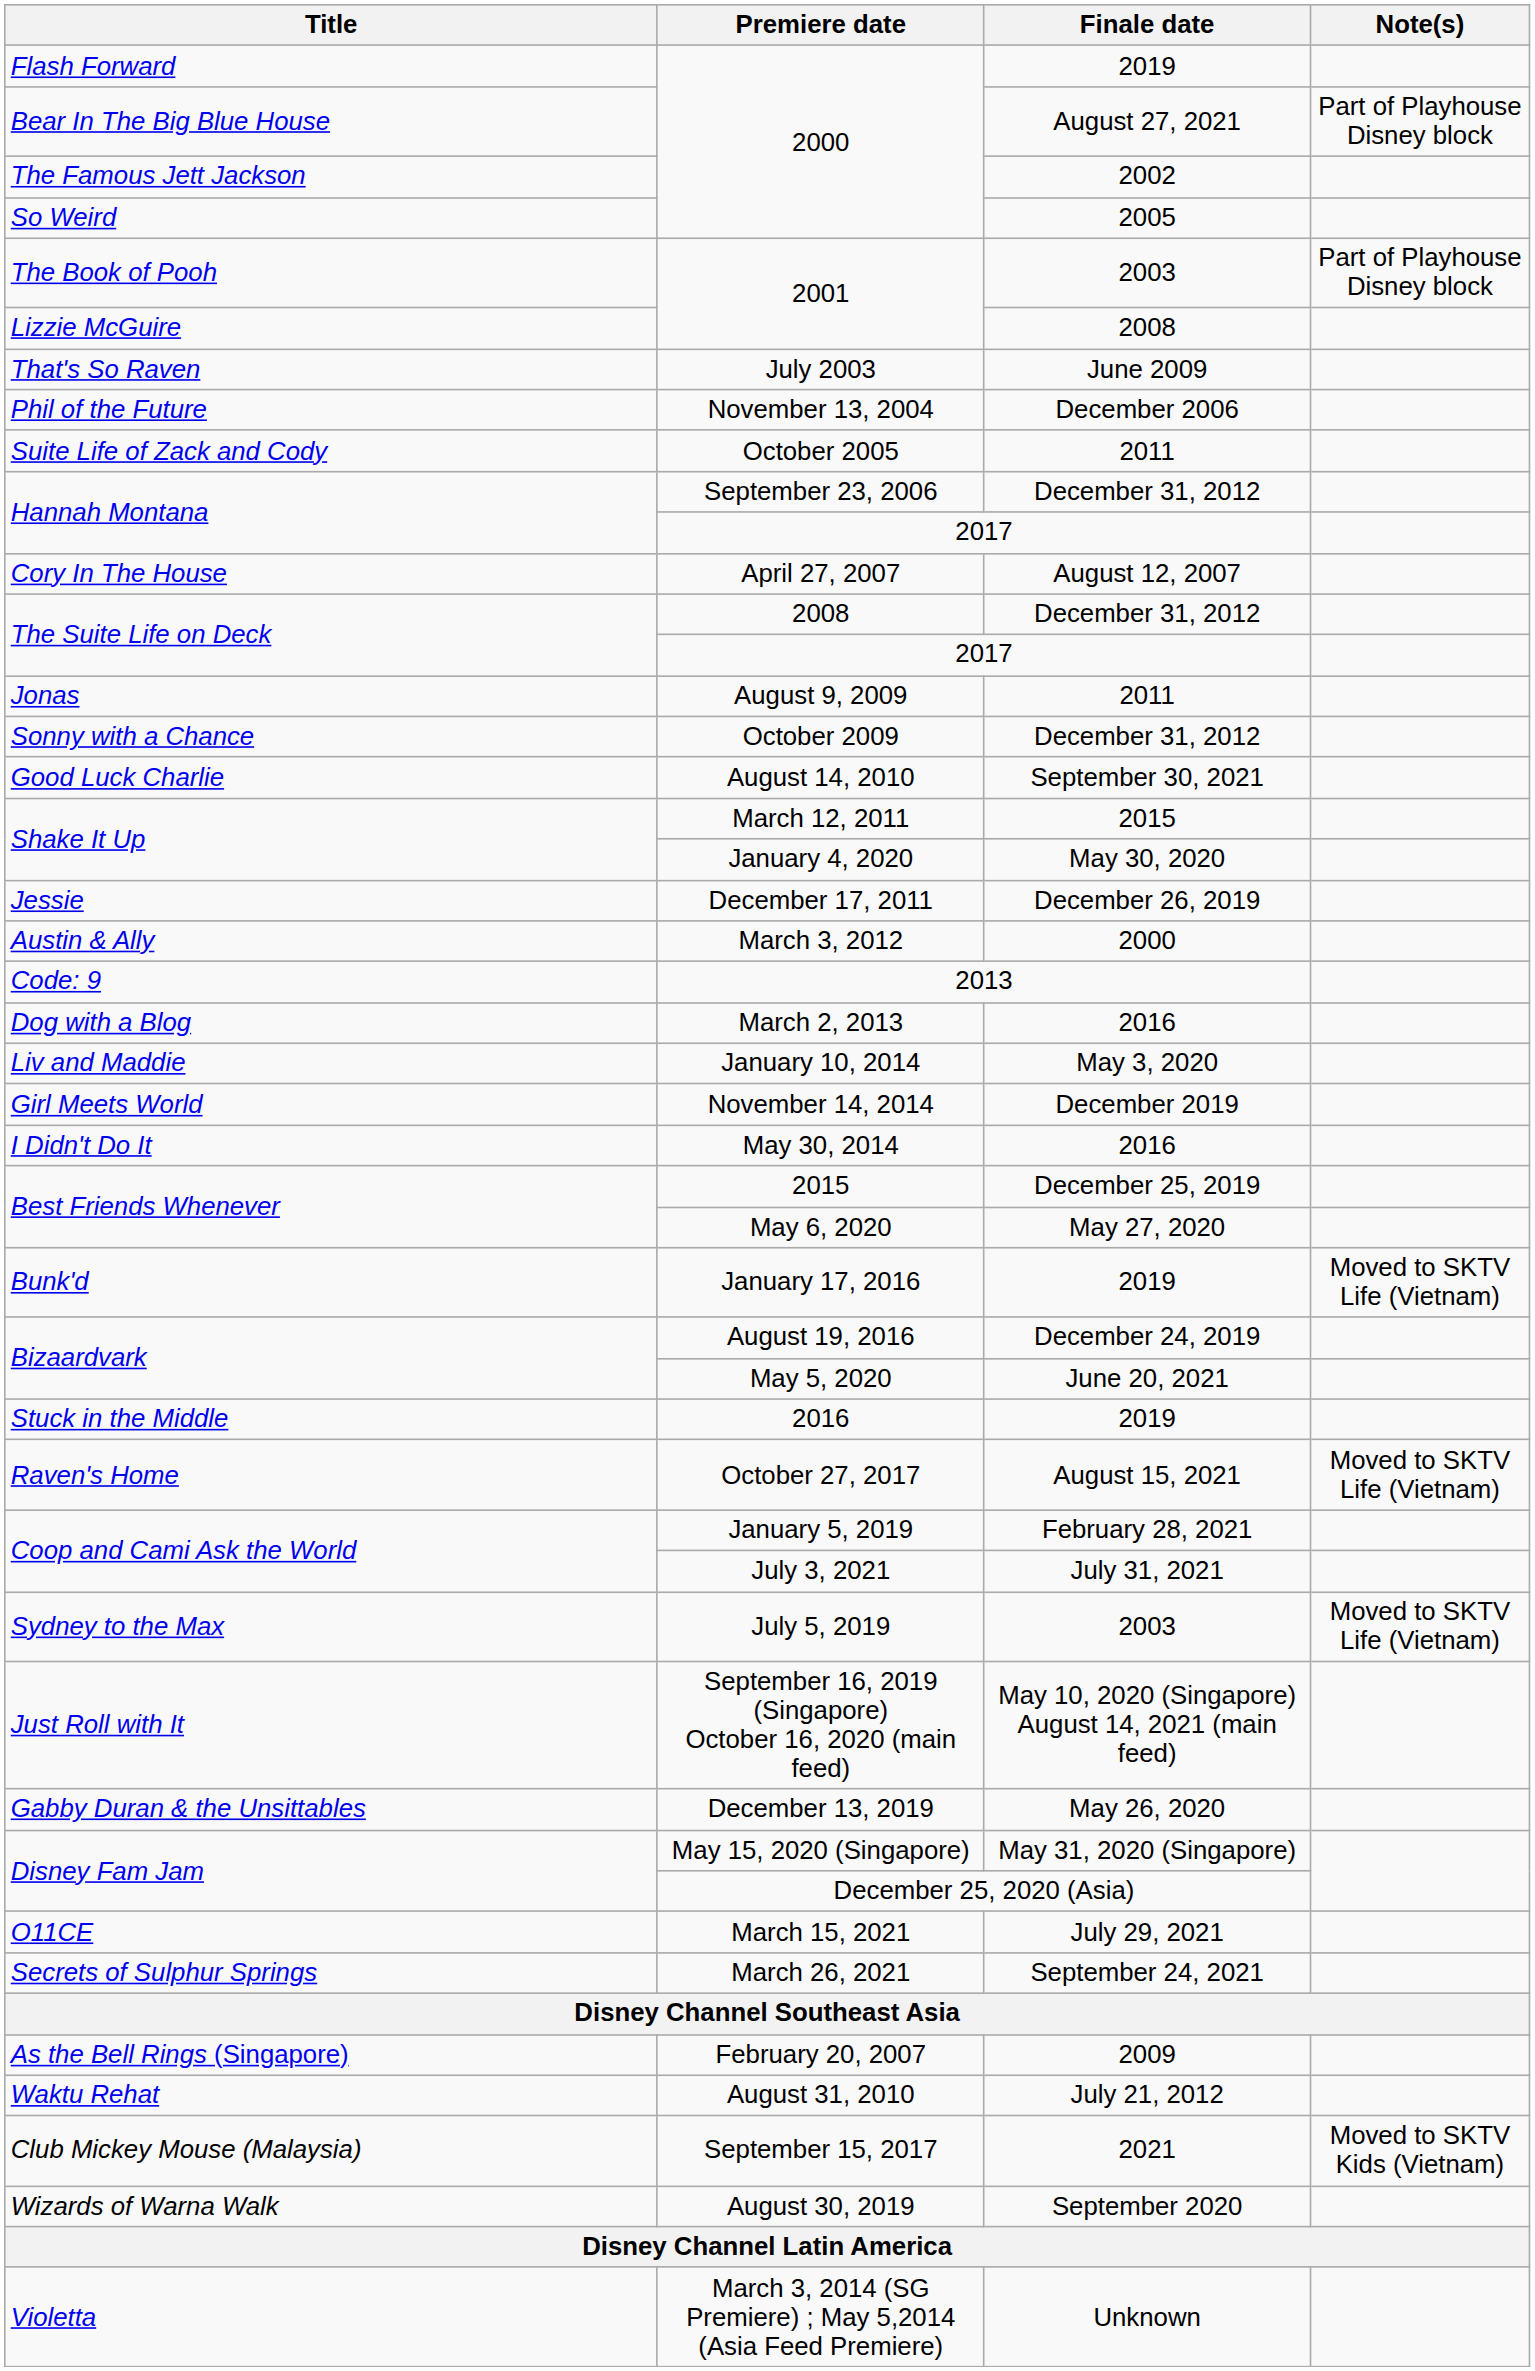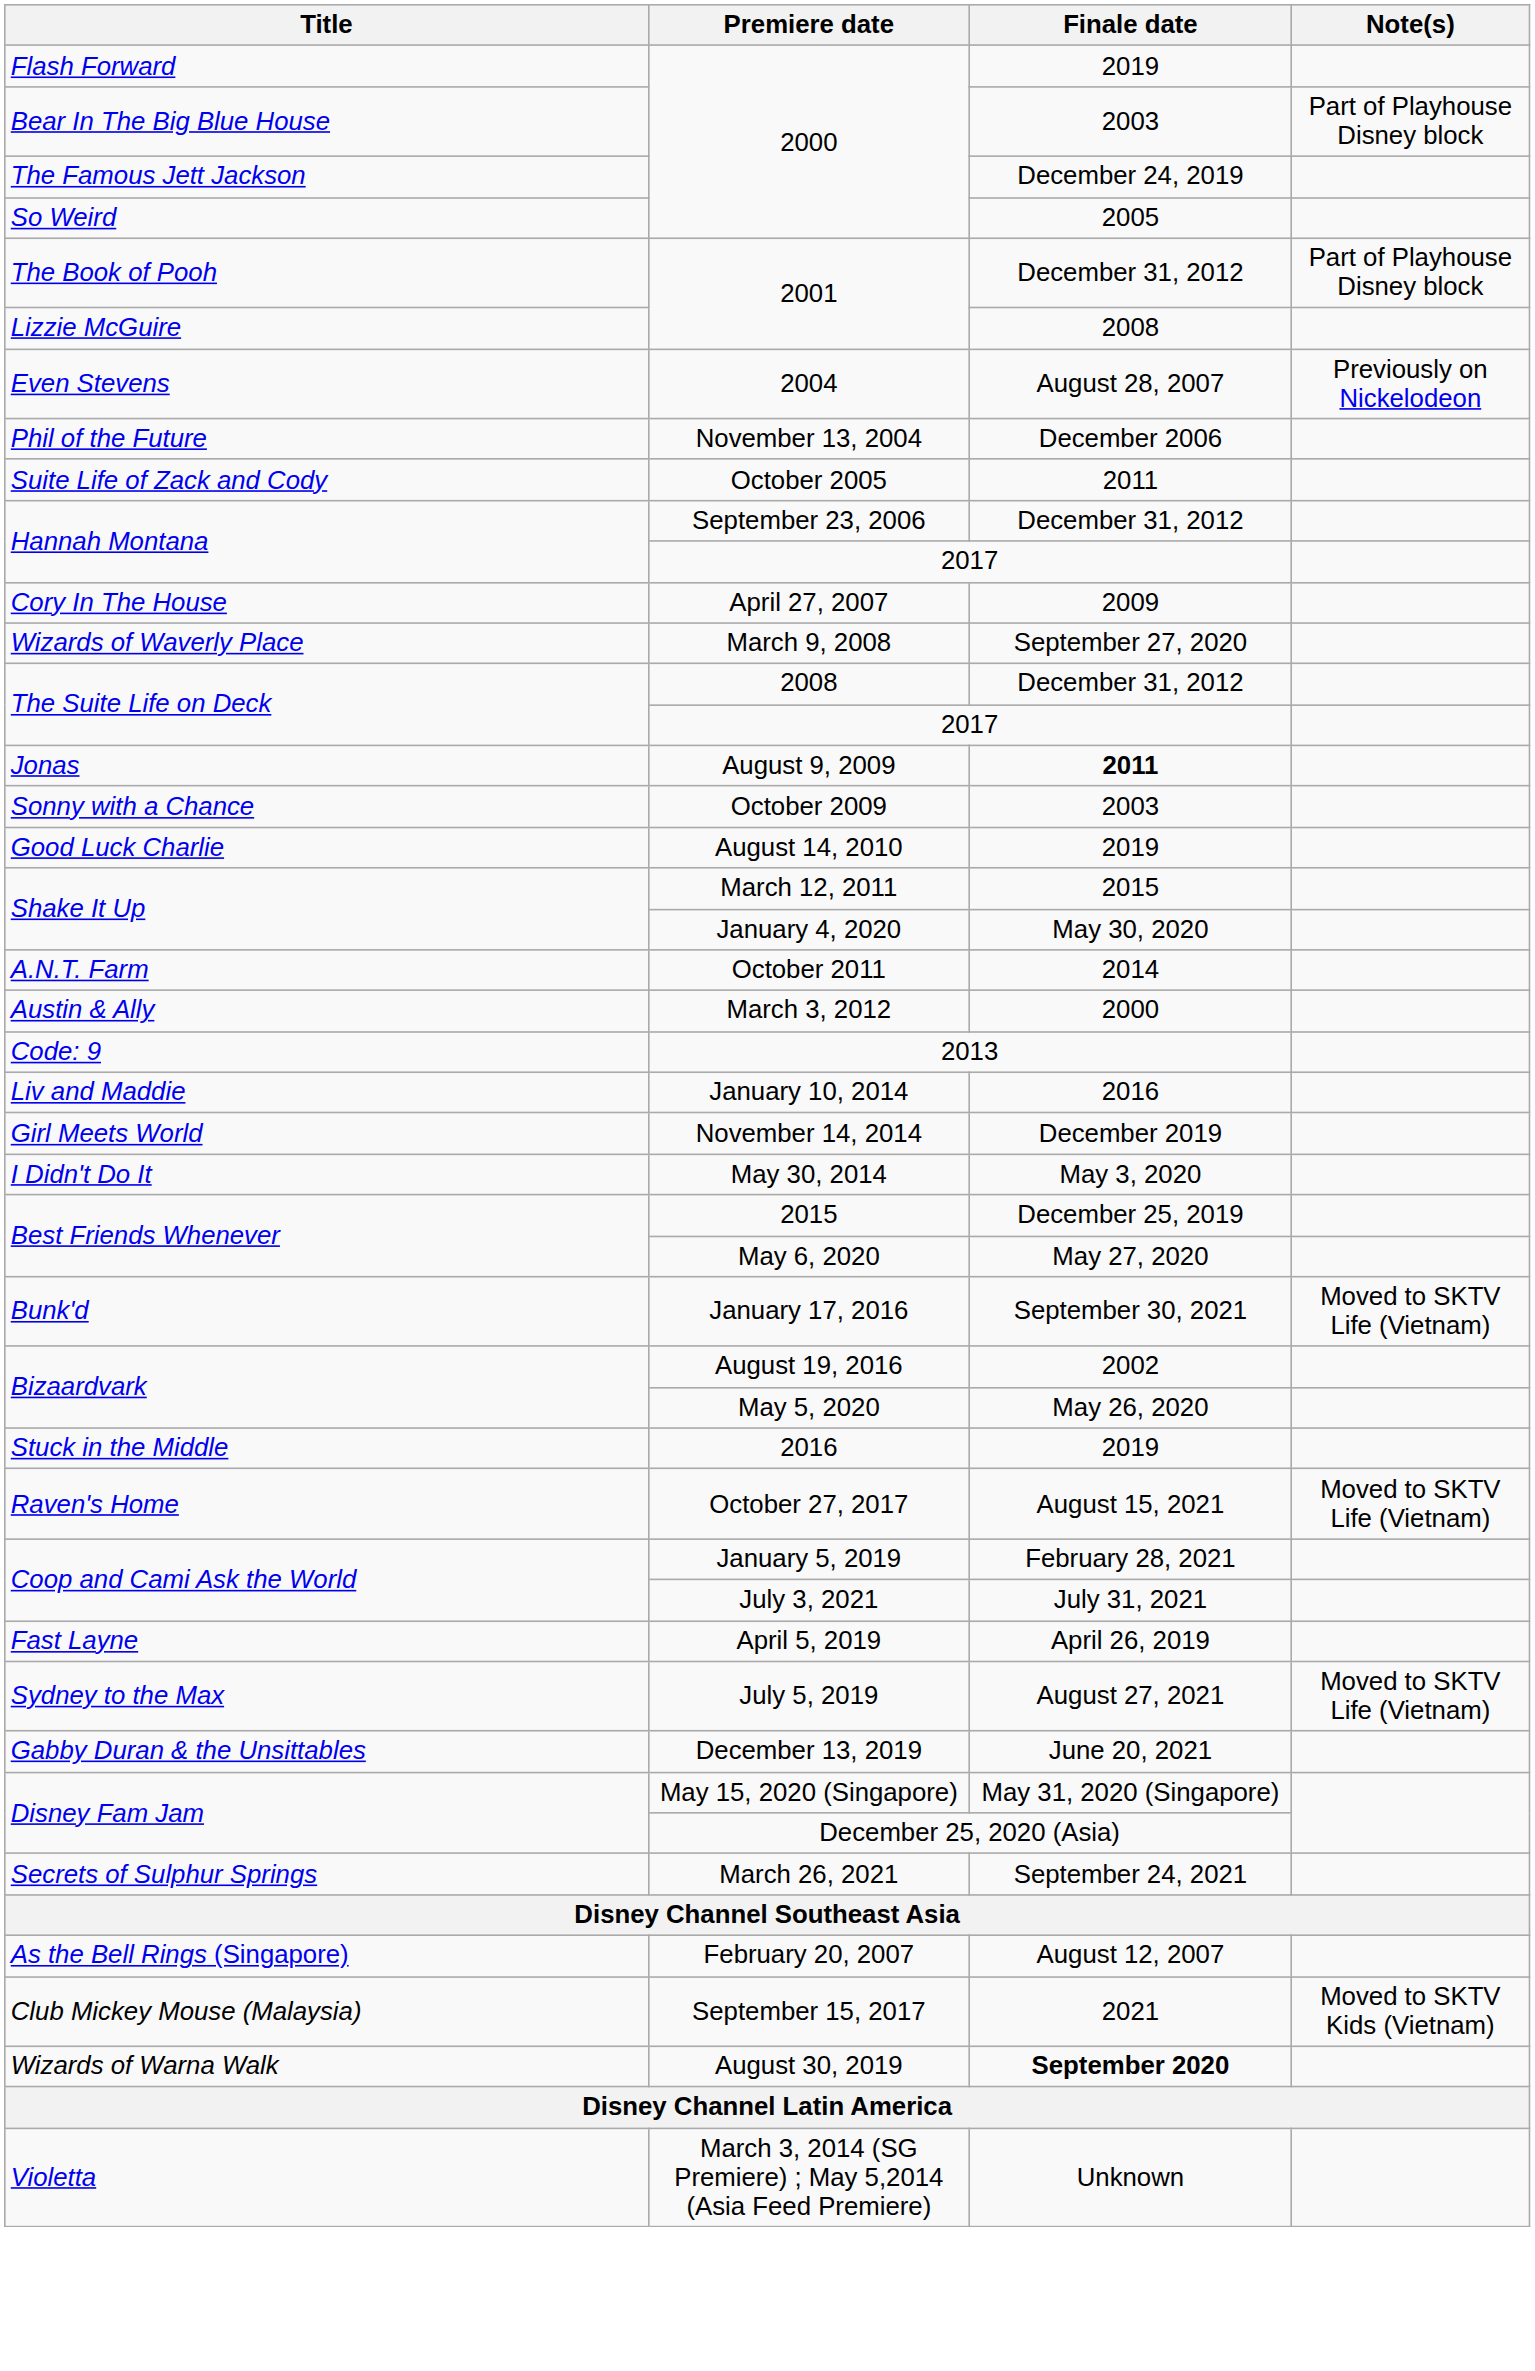(1147, 121) August 27, 2021 -> (1130, 121) 2003
(1147, 176) 2002 -> (1130, 176) December 24, 2019
(1147, 272) 2003 -> (1130, 272) December 31, 2012
- row: (106, 368)
+ row: (90, 383)
(1147, 573) August 12, 2007 -> (1130, 602) 2009
+ row: (157, 642)
(1147, 695) normal -> (1130, 765) bold
(1147, 736) December 31, 2012 -> (1130, 806) 2003
(1147, 777) September 30, 2021 -> (1130, 847) 2019
+ row: (80, 969)
- row: (47, 899)
- row: (101, 1022)
(1147, 1063) May 3, 2020 -> (1130, 1092) 2016
(1147, 1145) 2016 -> (1130, 1174) May 3, 2020
(1147, 1282) 2019 -> (1130, 1311) September 30, 2021
(1147, 1337) December 24, 2019 -> (1130, 1366) 2002
(1147, 1378) June 20, 2021 -> (1130, 1407) May 26, 2020
+ row: (74, 1640)
(1147, 1626) 2003 -> (1130, 1695) August 27, 2021
- row: (97, 1724)
(1147, 1809) May 26, 2020 -> (1130, 1751) June 20, 2021
- row: (52, 1931)
(1147, 2054) 2009 -> (1130, 1955) August 12, 2007
- row: (85, 2095)
(1147, 2205) normal -> (1130, 2066) bold
